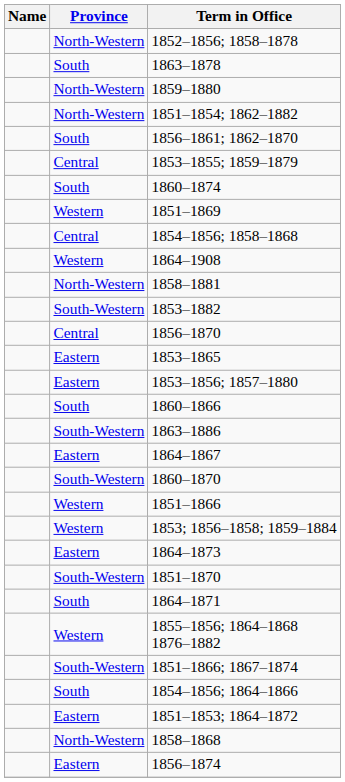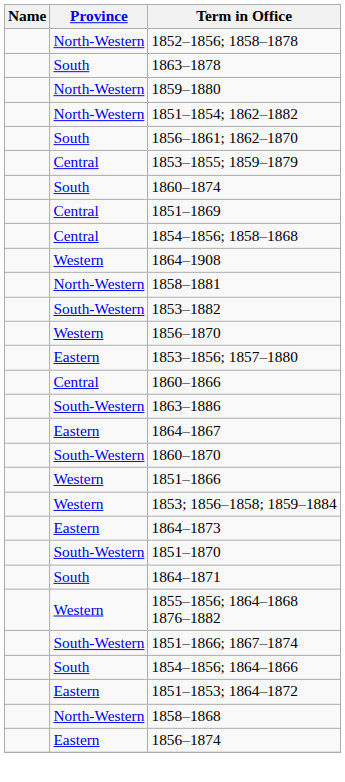(78, 211) Western -> (76, 211) Central
(76, 333) Central -> (78, 333) Western
- row: (186, 357)
(71, 406) South -> (76, 382) Central
